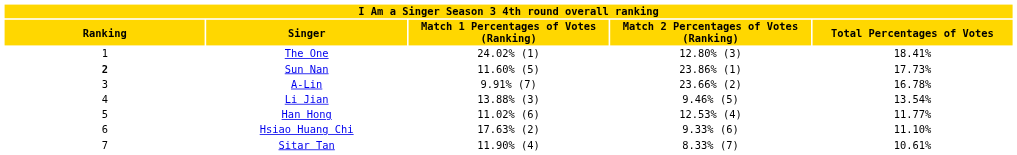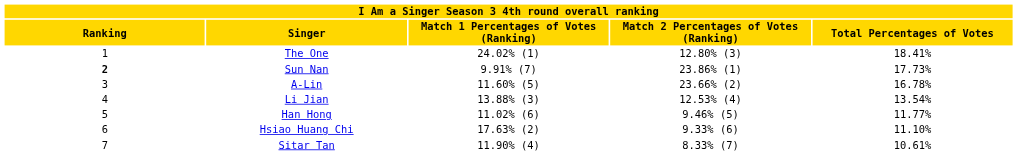(509, 69) 11.60% (5) -> (509, 69) 9.91% (7)
(509, 84) 9.91% (7) -> (509, 84) 11.60% (5)
(710, 99) 9.46% (5) -> (710, 99) 12.53% (4)
(710, 115) 12.53% (4) -> (710, 115) 9.46% (5)
